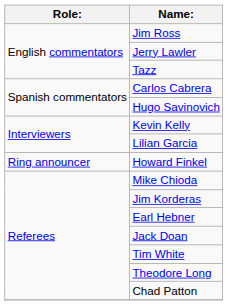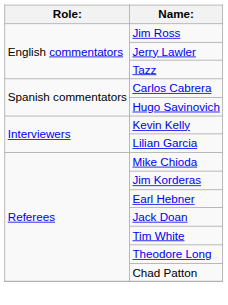- row: (170, 162)
